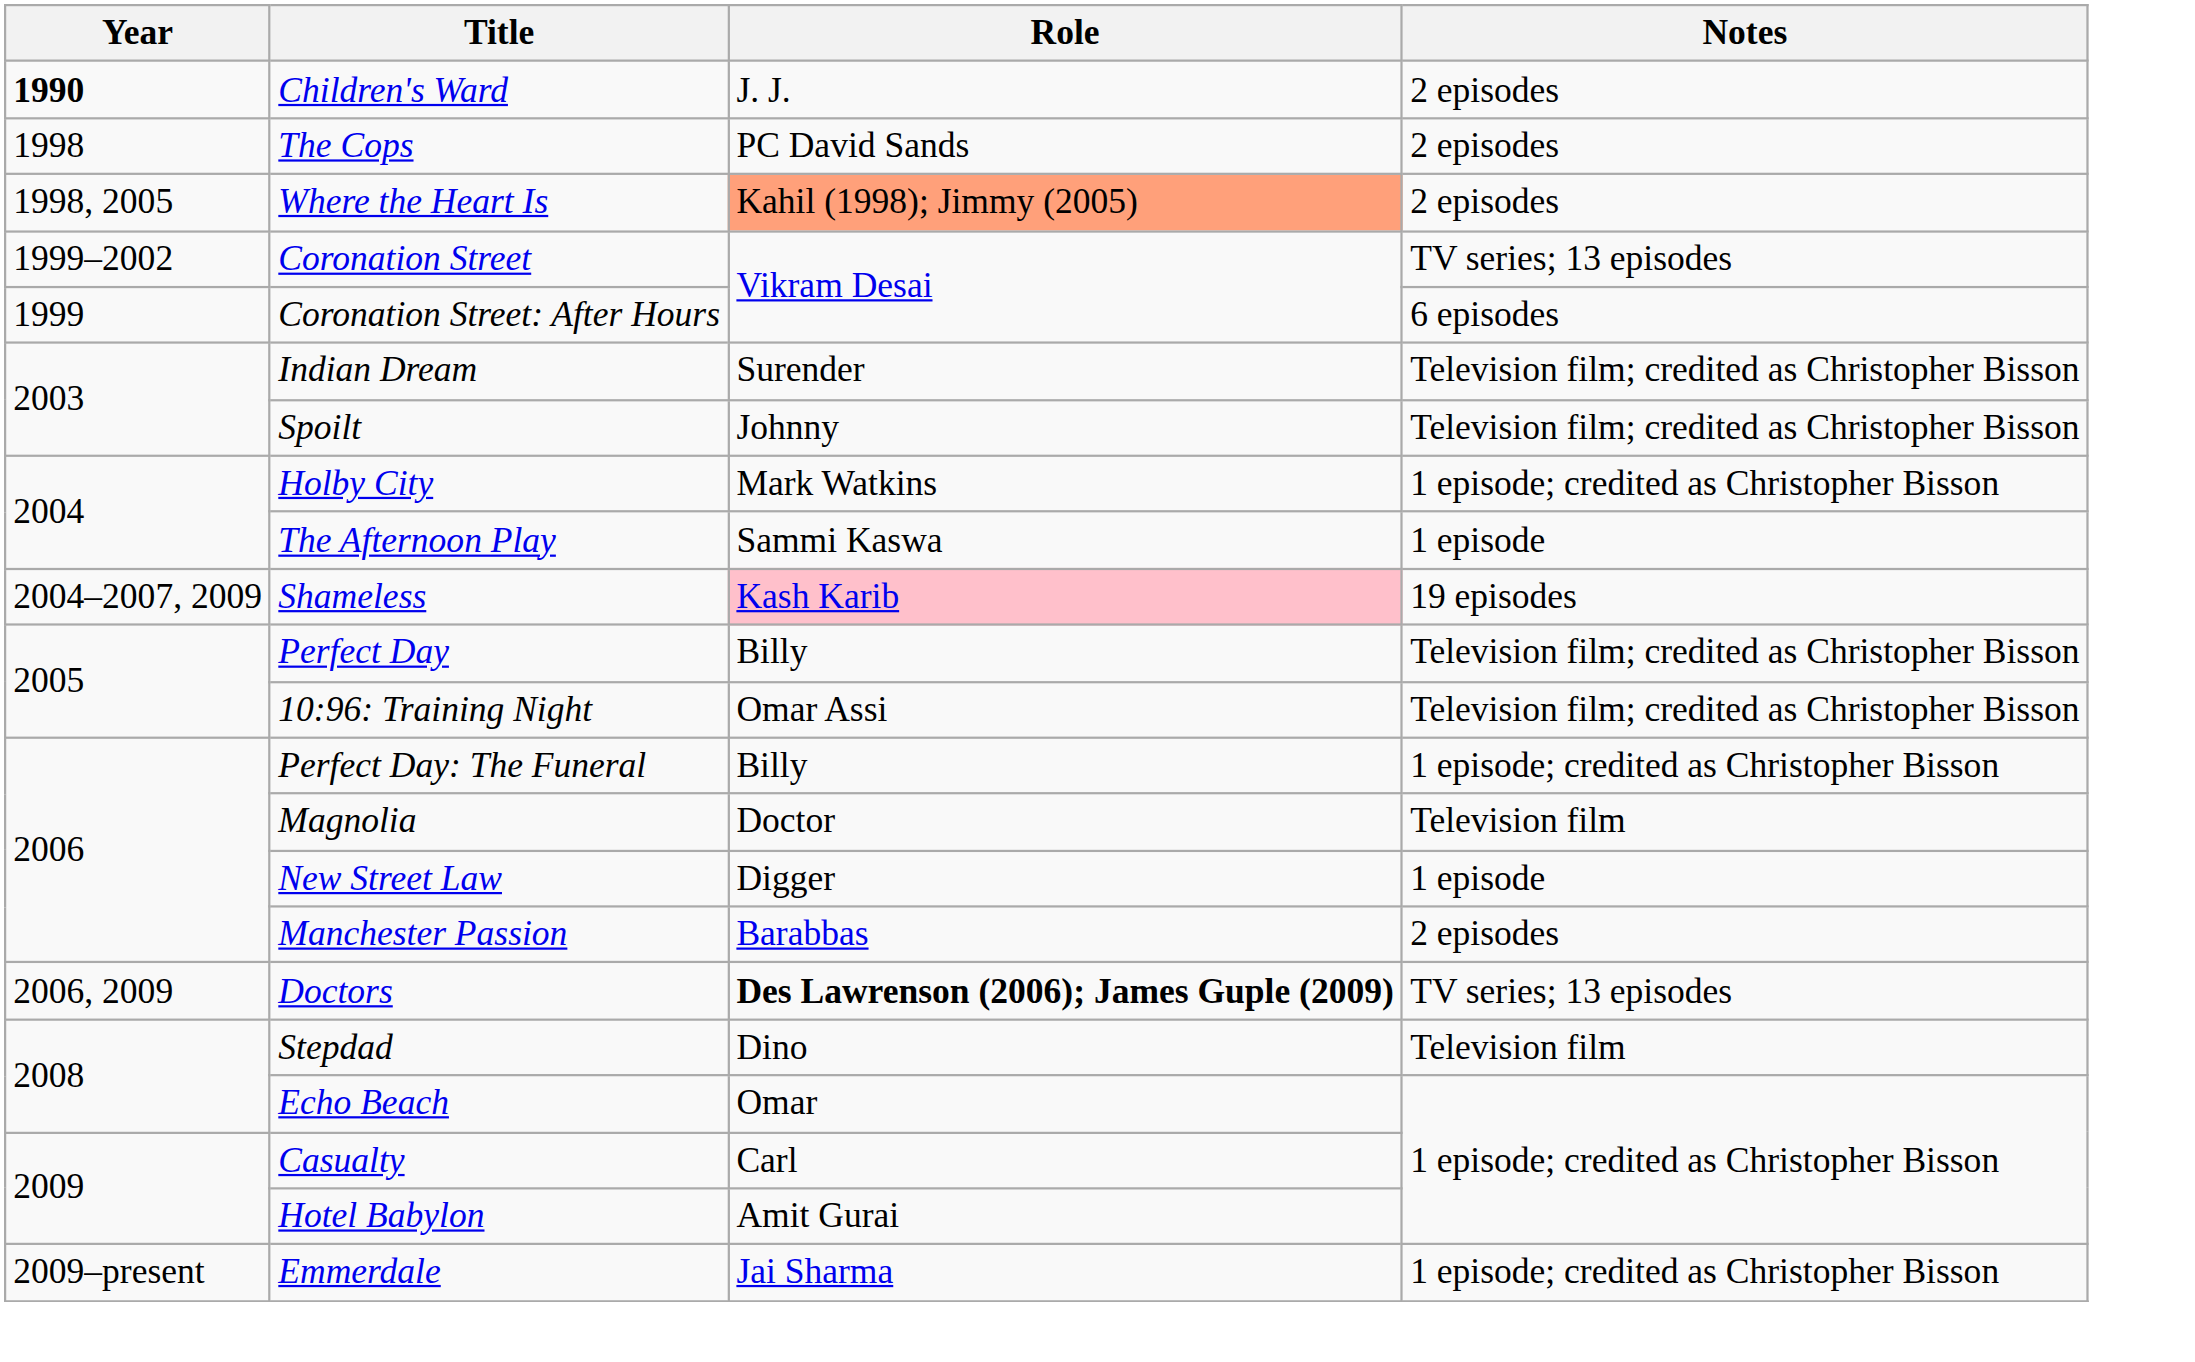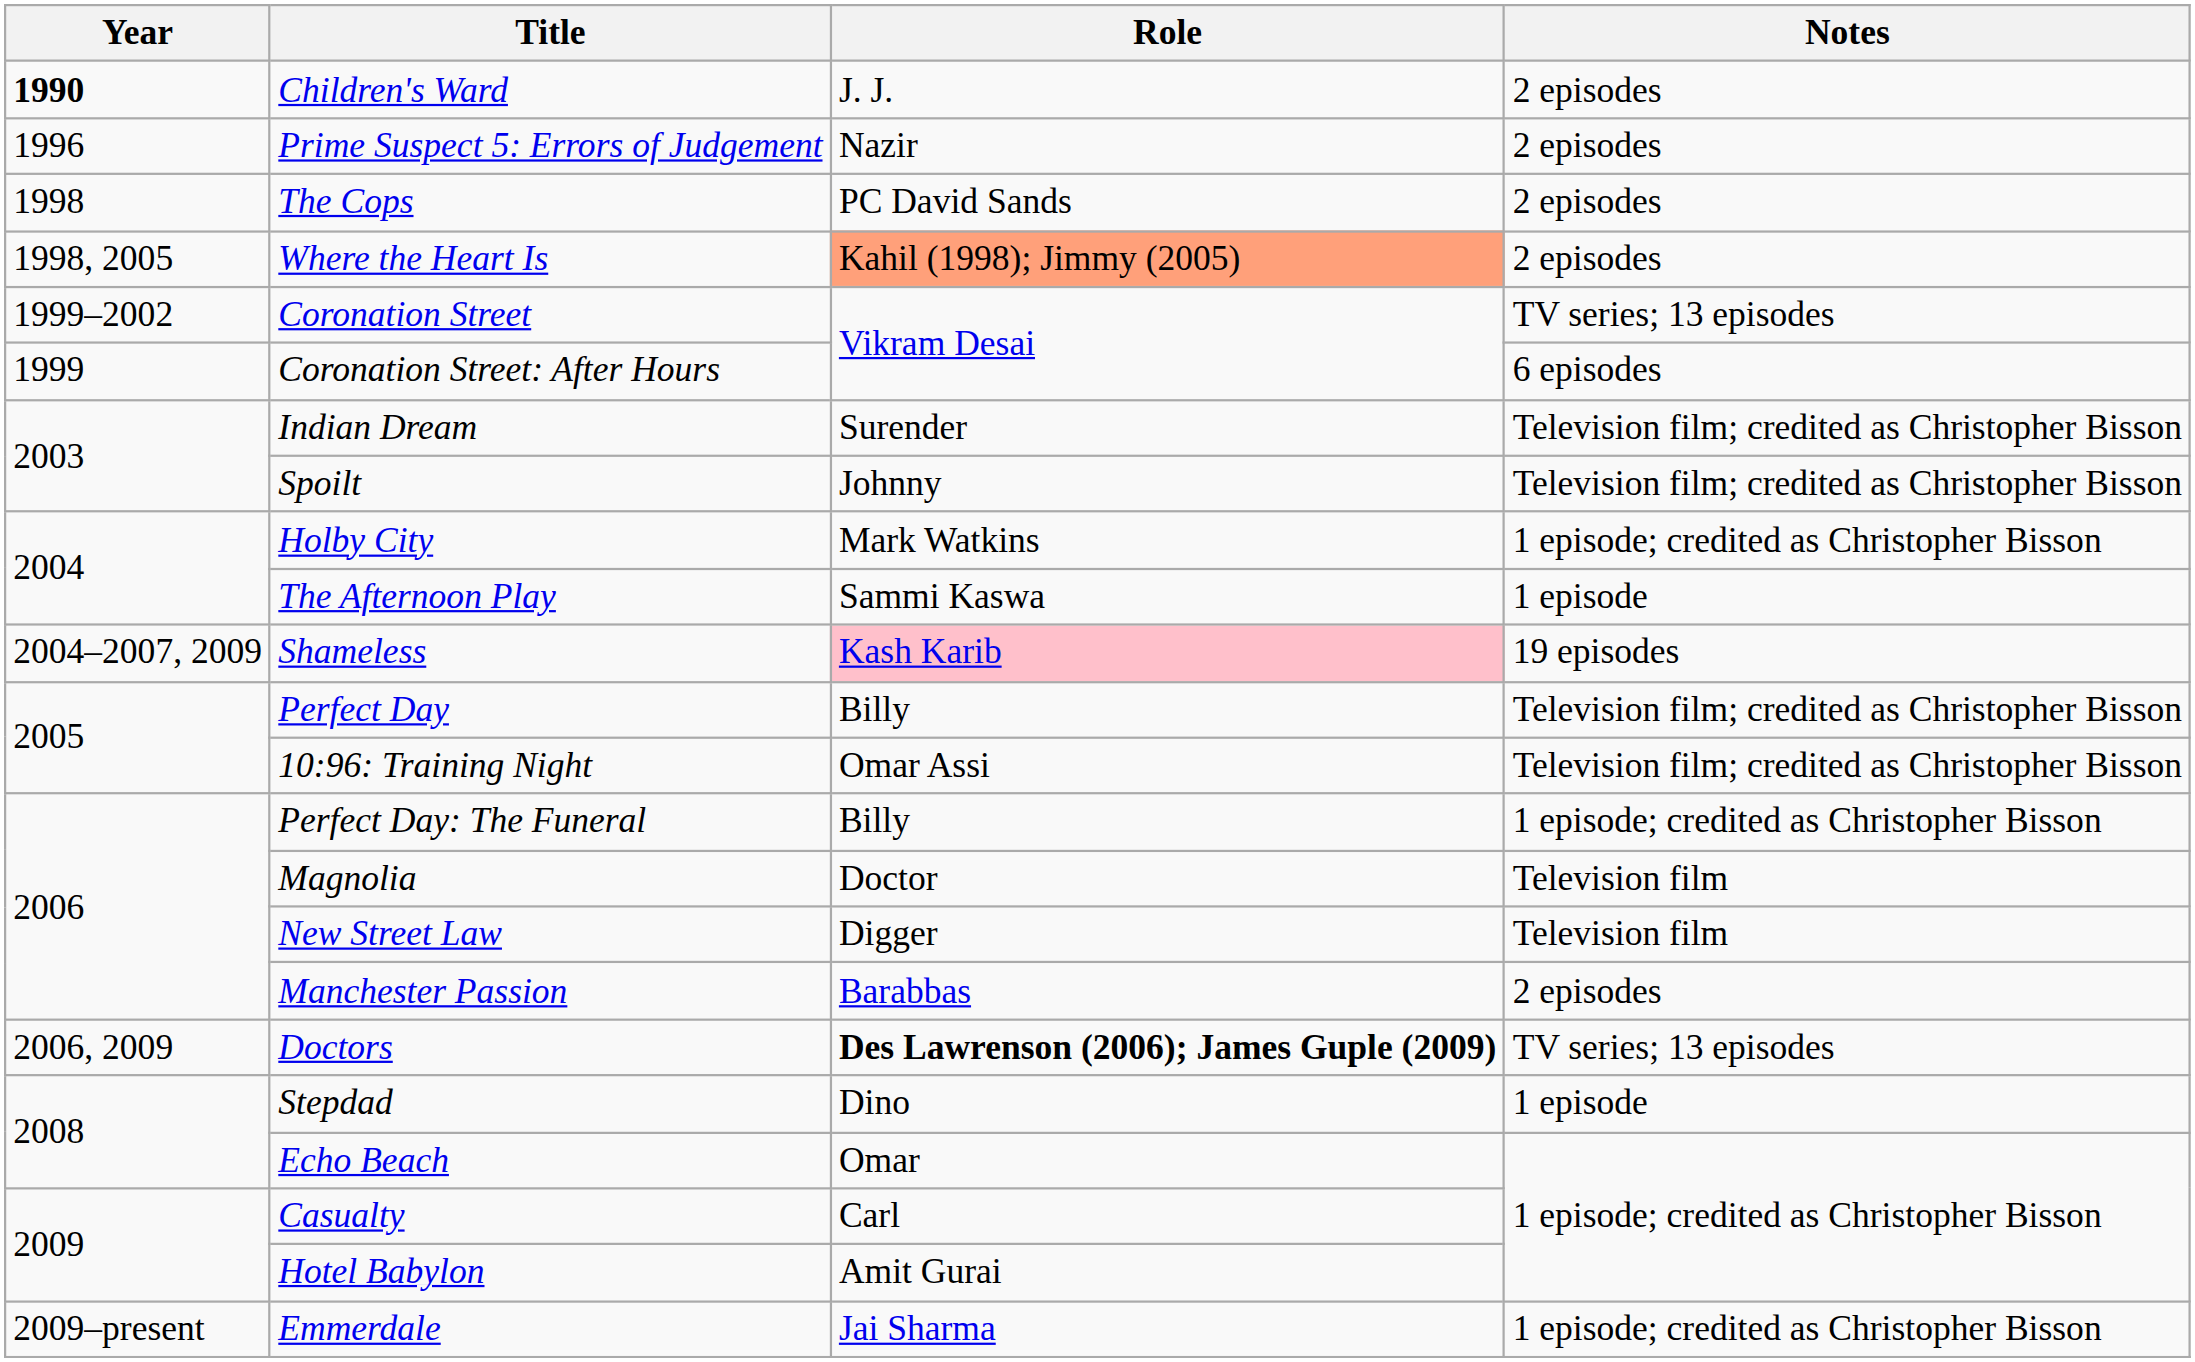+ row: (550, 145)
(1478, 877) 1 episode -> (1620, 933) Television film
(1518, 1046) Television film -> (1580, 1102) 1 episode
